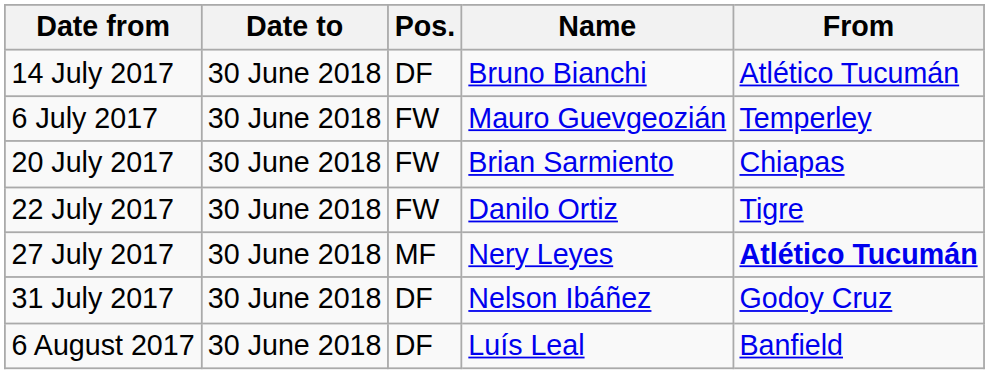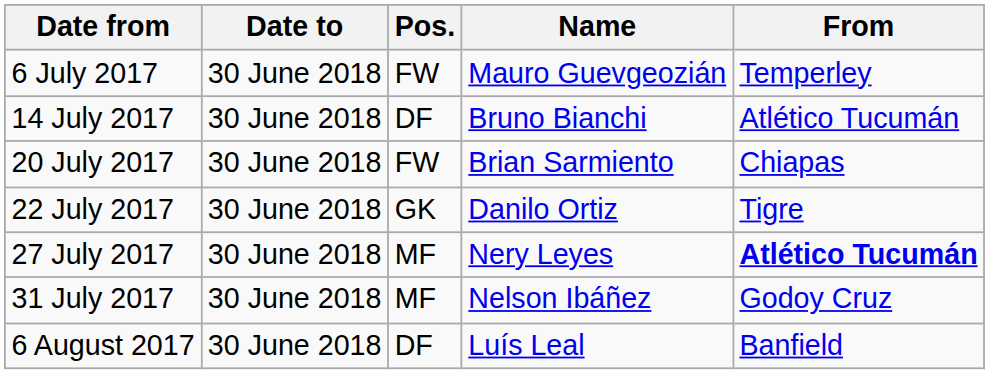rows swapped: (85, 118) <-> (93, 72)
(417, 208) FW -> (415, 208) GK
(414, 299) DF -> (415, 299) MF
